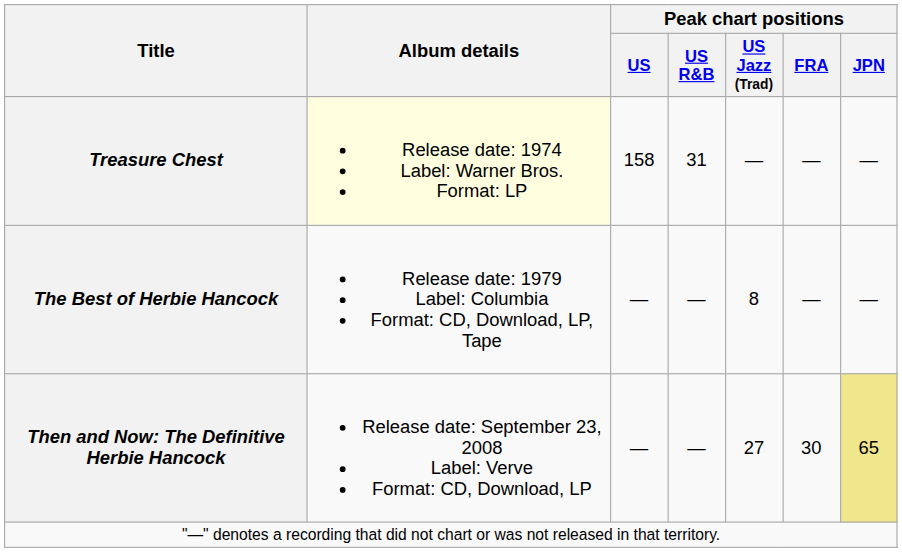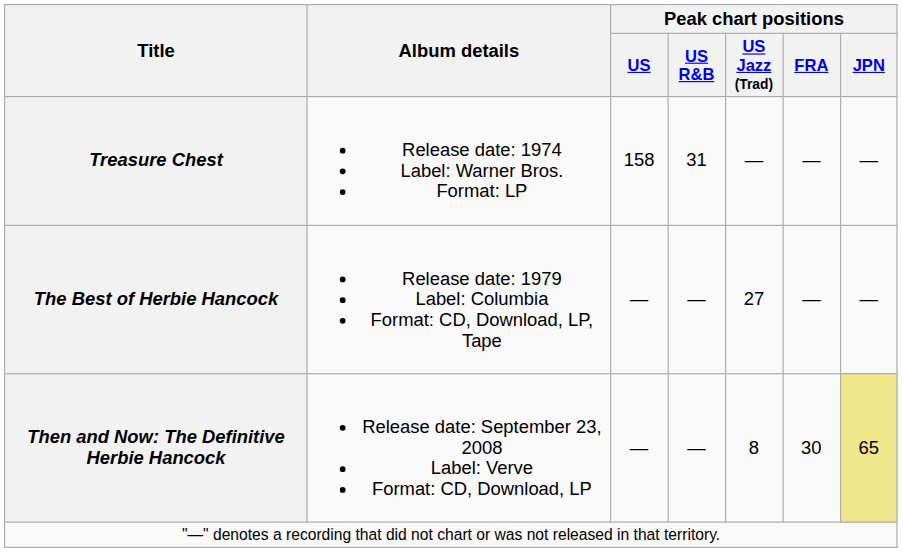(459, 171) lightyellow background -> (459, 171) no background
(754, 299) 8 -> (754, 299) 27
(754, 447) 27 -> (754, 447) 8
